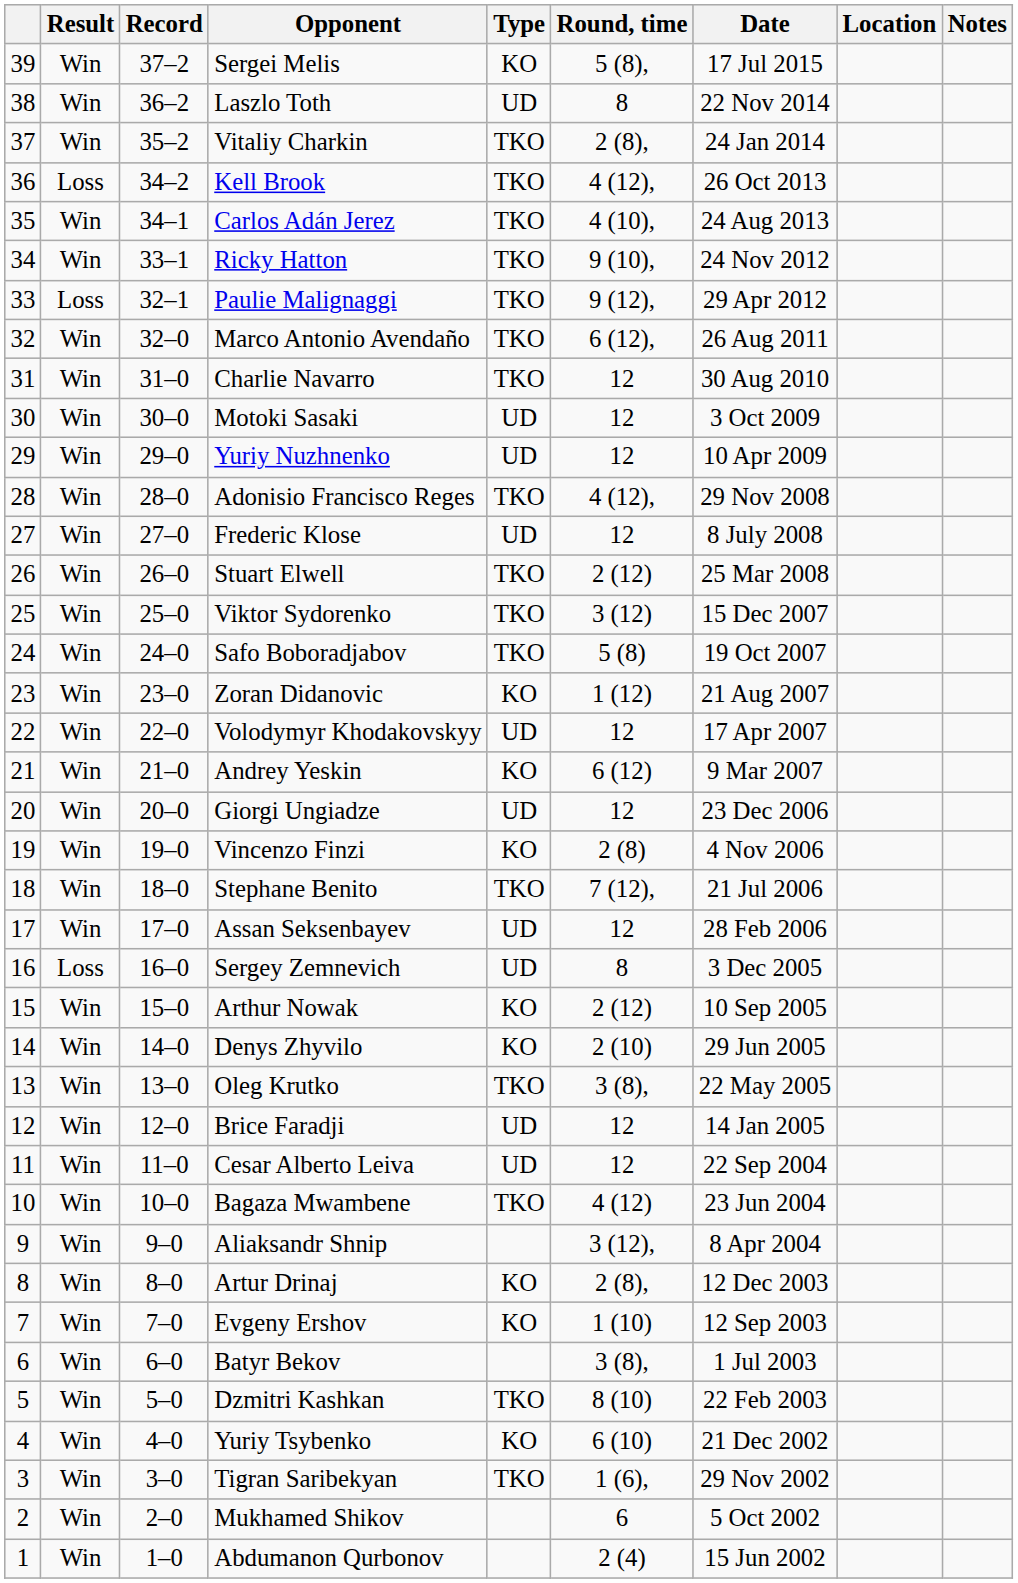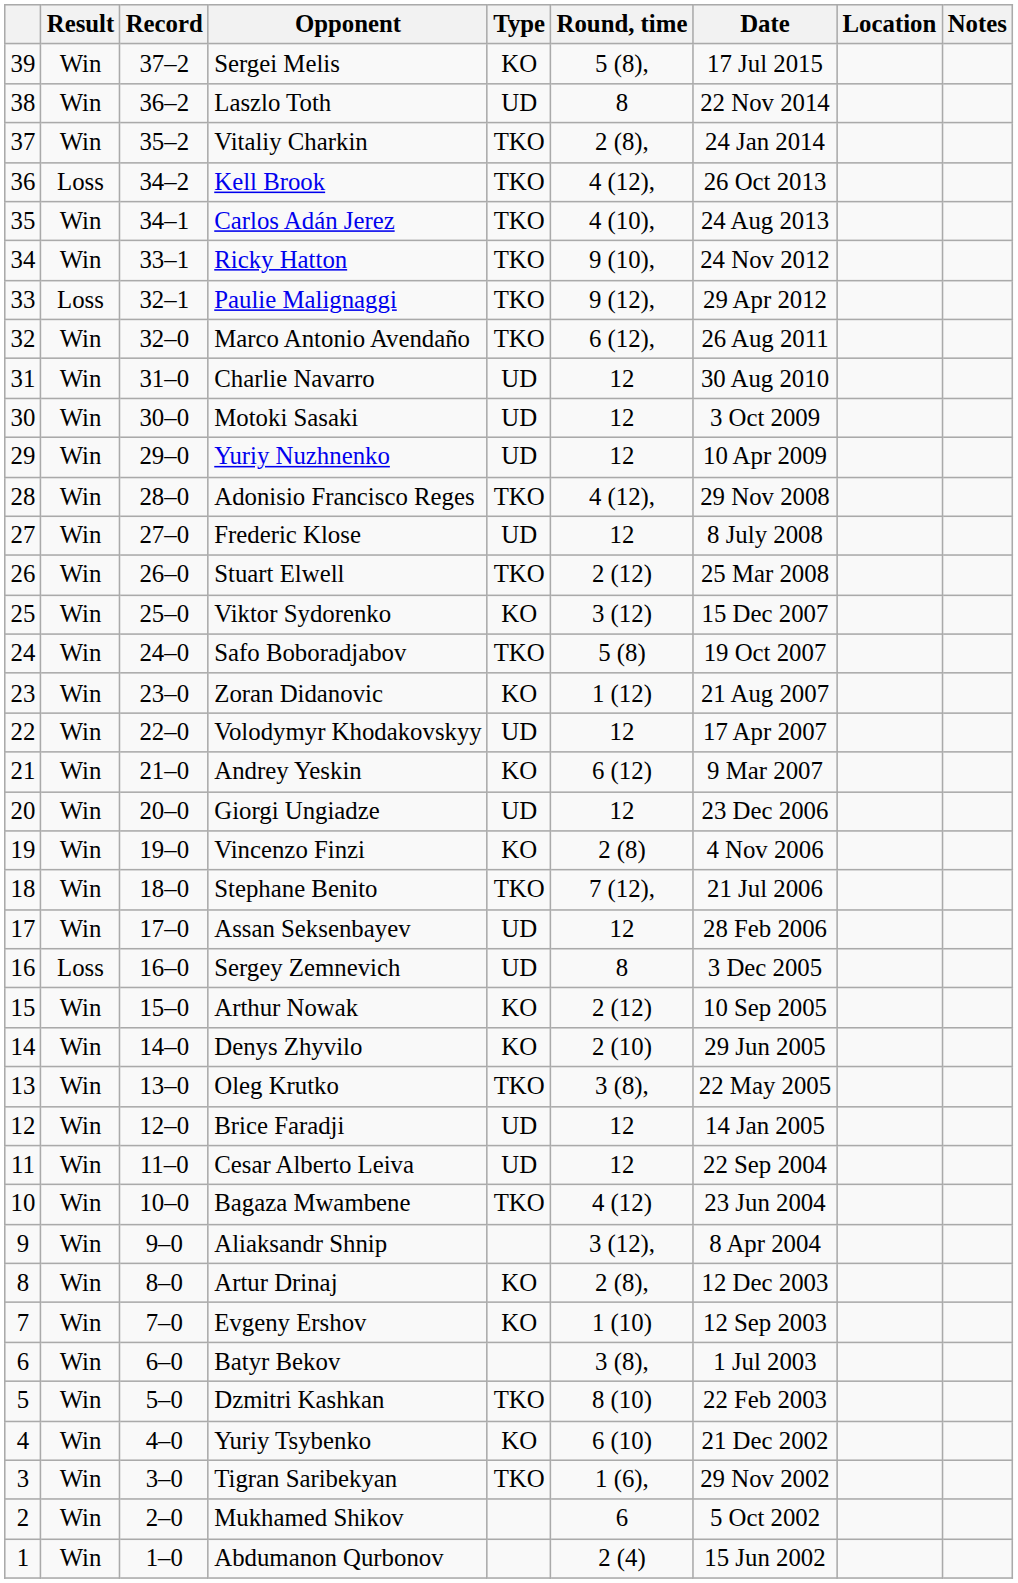(519, 378) TKO -> (519, 378) UD
(519, 614) TKO -> (519, 614) KO
